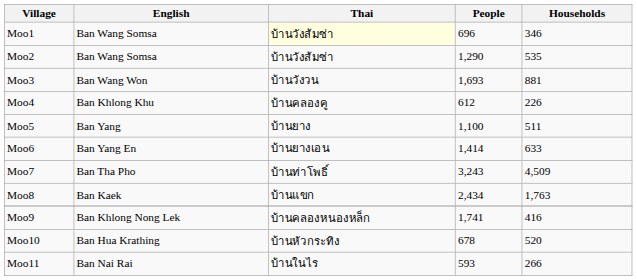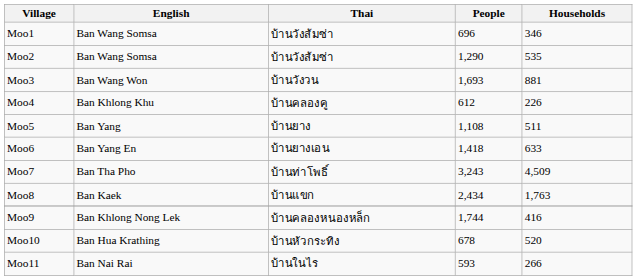(302, 34) lightyellow background -> (302, 34) no background
(471, 125) 1,100 -> (471, 125) 1,108
(471, 148) 1,414 -> (471, 148) 1,418
(471, 217) 1,741 -> (471, 217) 1,744
